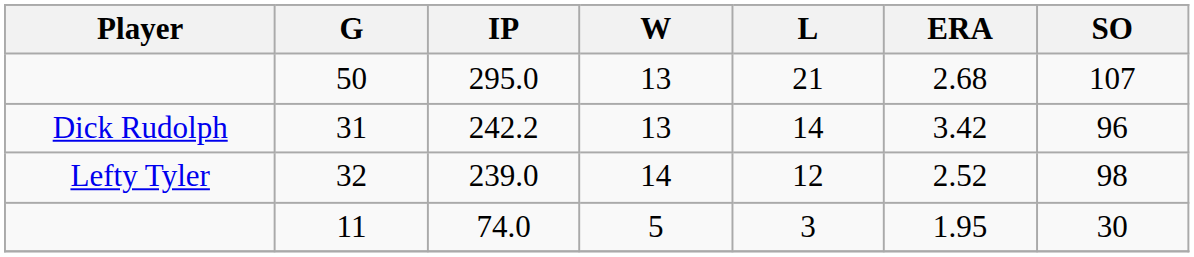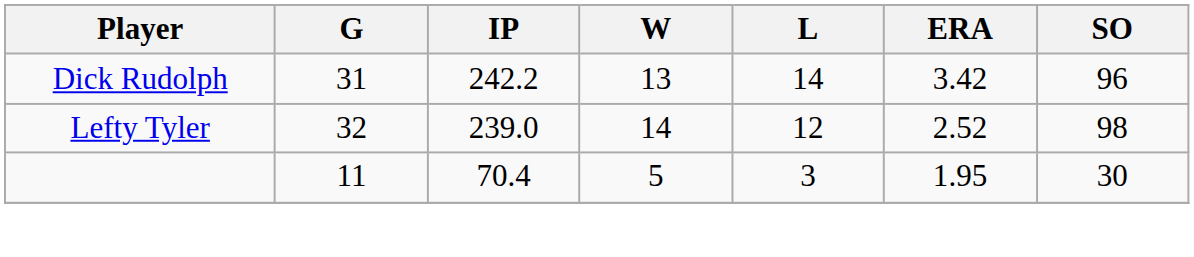- row: (351, 78)
(504, 226) 74.0 -> (504, 176) 70.4
